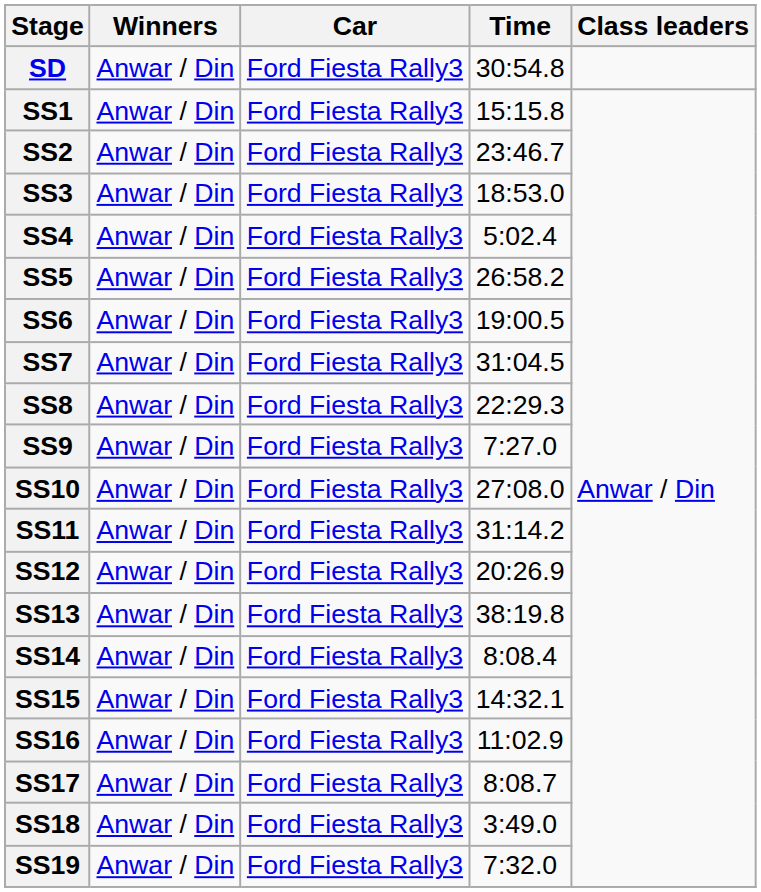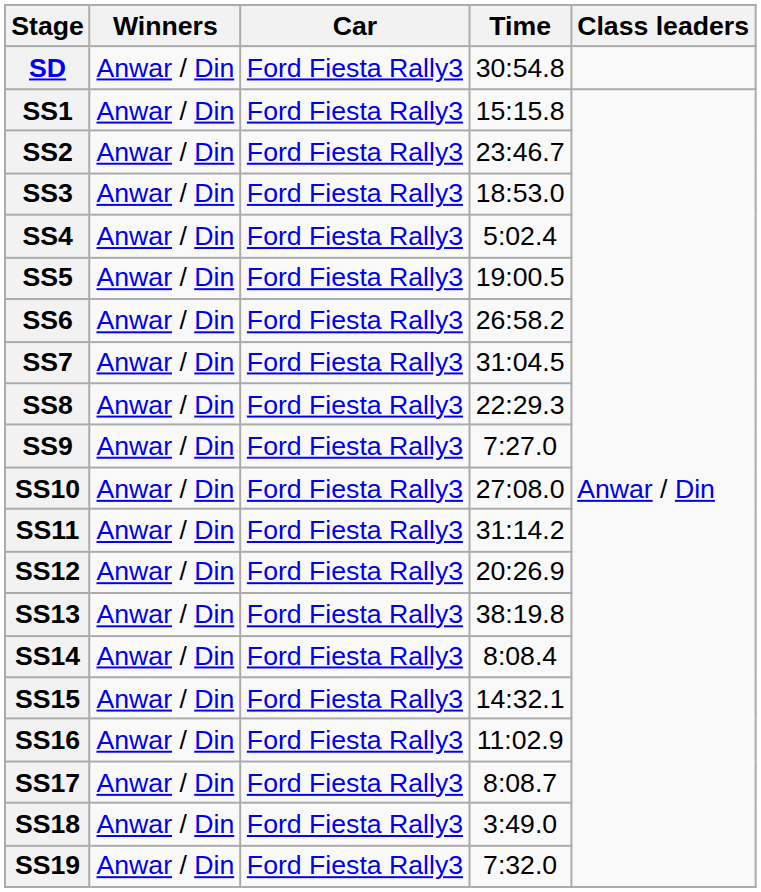(520, 278) 26:58.2 -> (520, 278) 19:00.5
(520, 320) 19:00.5 -> (520, 320) 26:58.2
